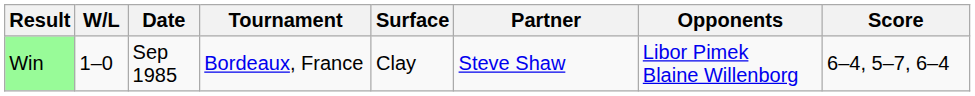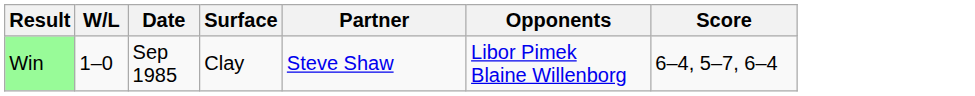- column: (286, 20)
